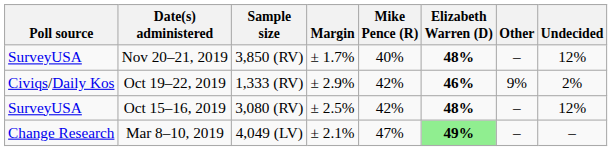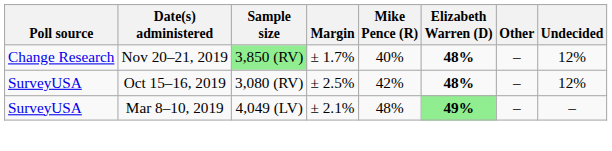(45, 57) SurveyUSA -> (61, 57) Change Research
(269, 57) no background -> (269, 57) lightgreen background
- row: (175, 83)
(61, 133) Change Research -> (45, 108) SurveyUSA
(390, 133) 47% -> (390, 108) 48%
